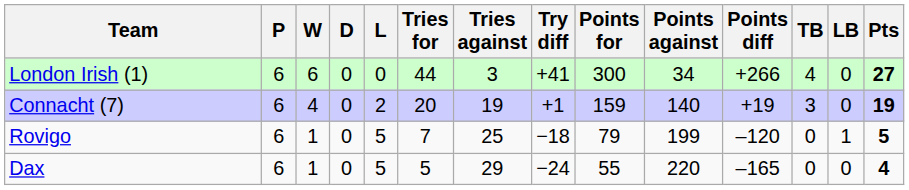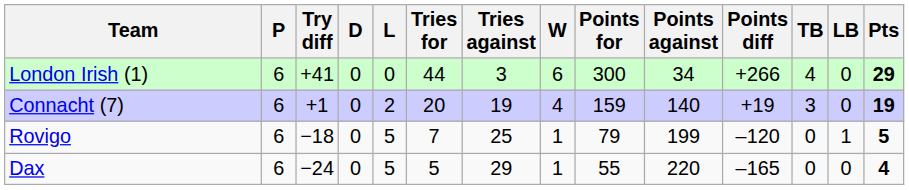columns swapped: (313, 31) <-> (553, 31)
(884, 74) 27 -> (884, 74) 29
